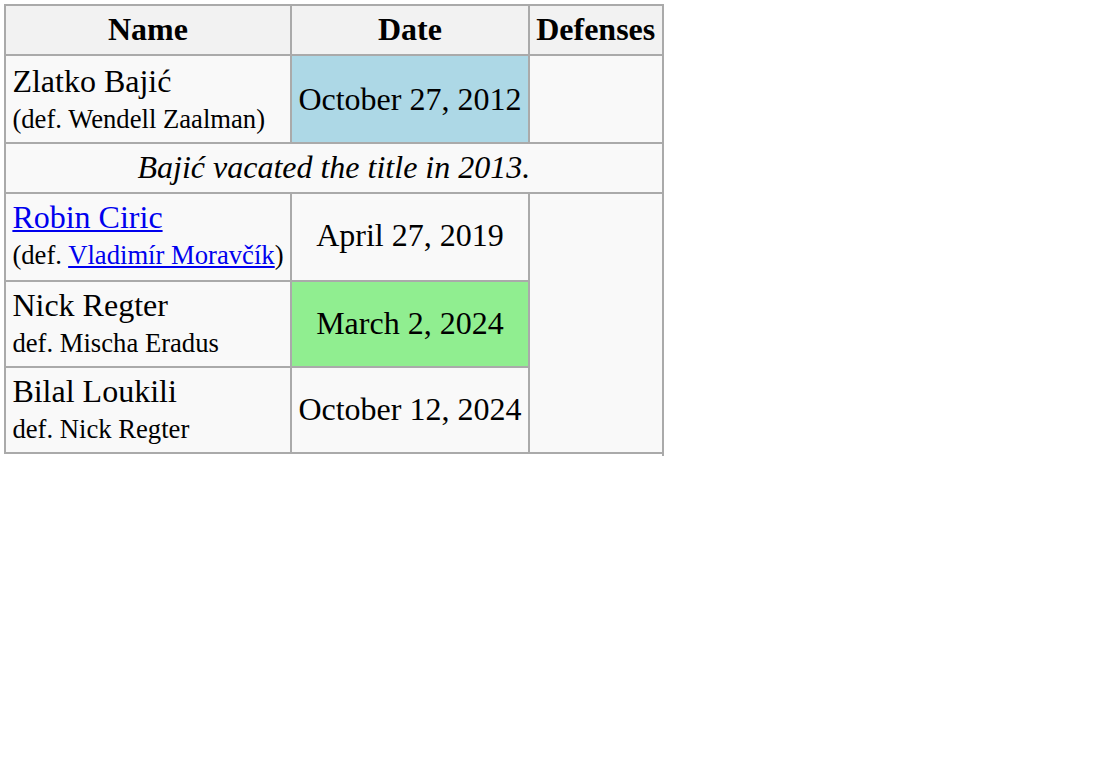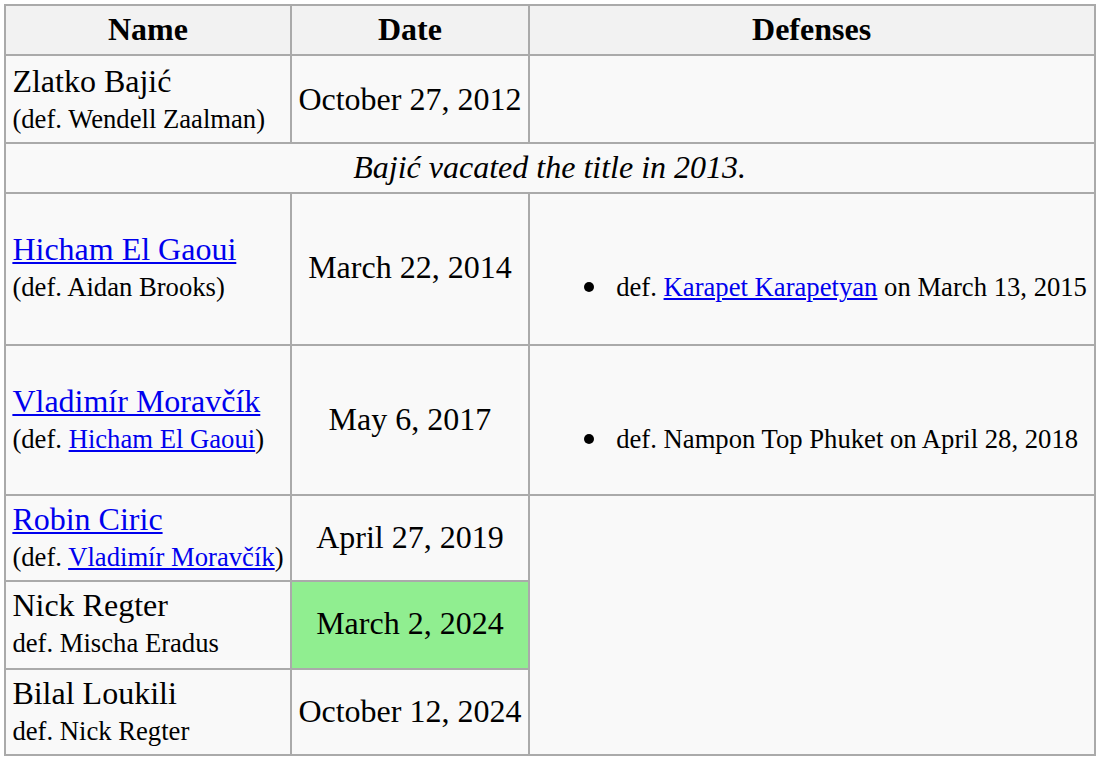(410, 98) lightblue background -> (410, 98) no background
+ row: (124, 268)
+ row: (138, 418)
